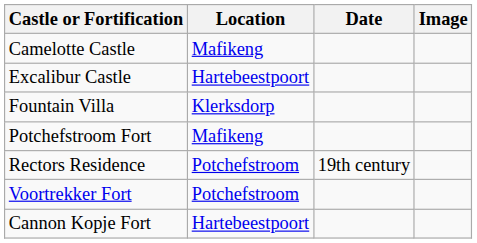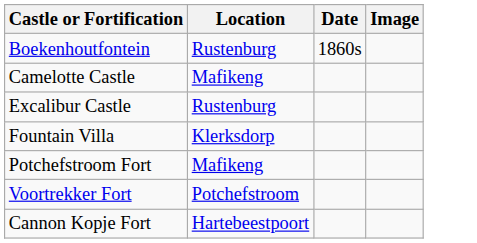+ row: (79, 48)
(250, 77) Hartebeestpoort -> (234, 106) Rustenburg
- row: (77, 164)
